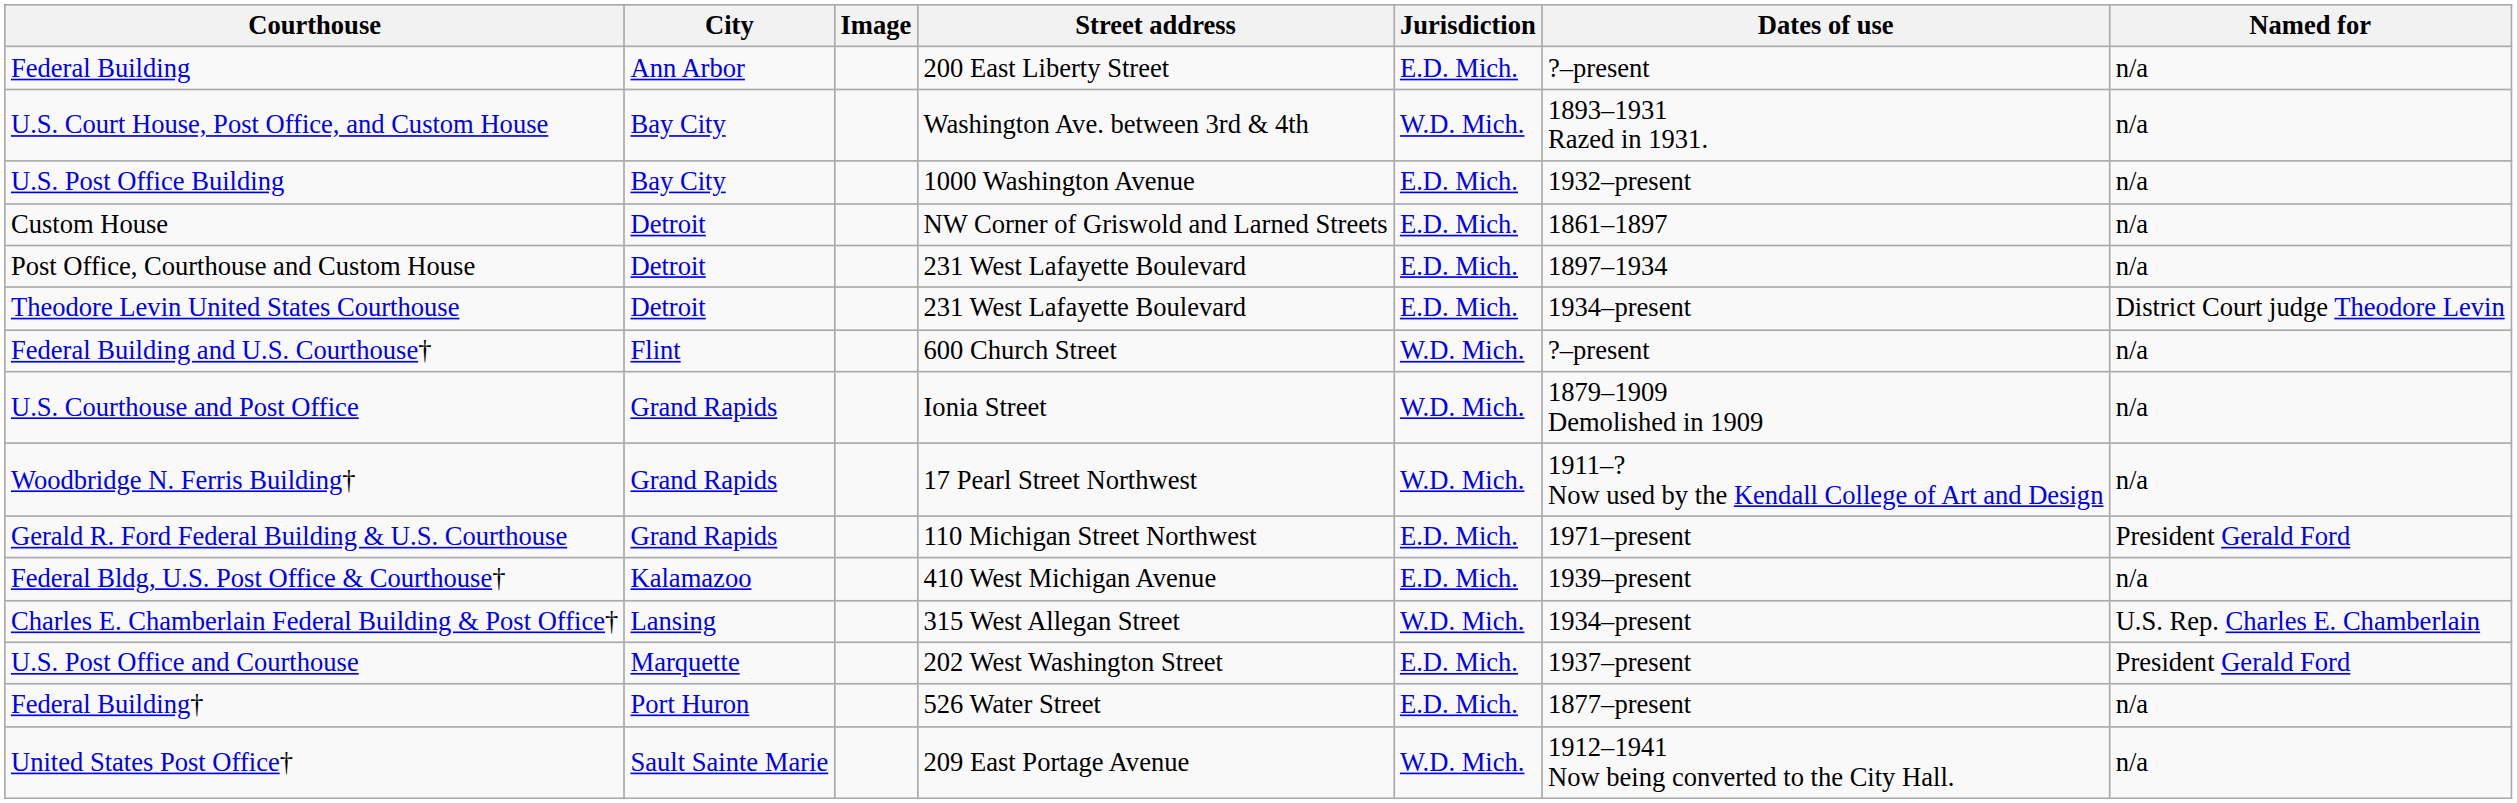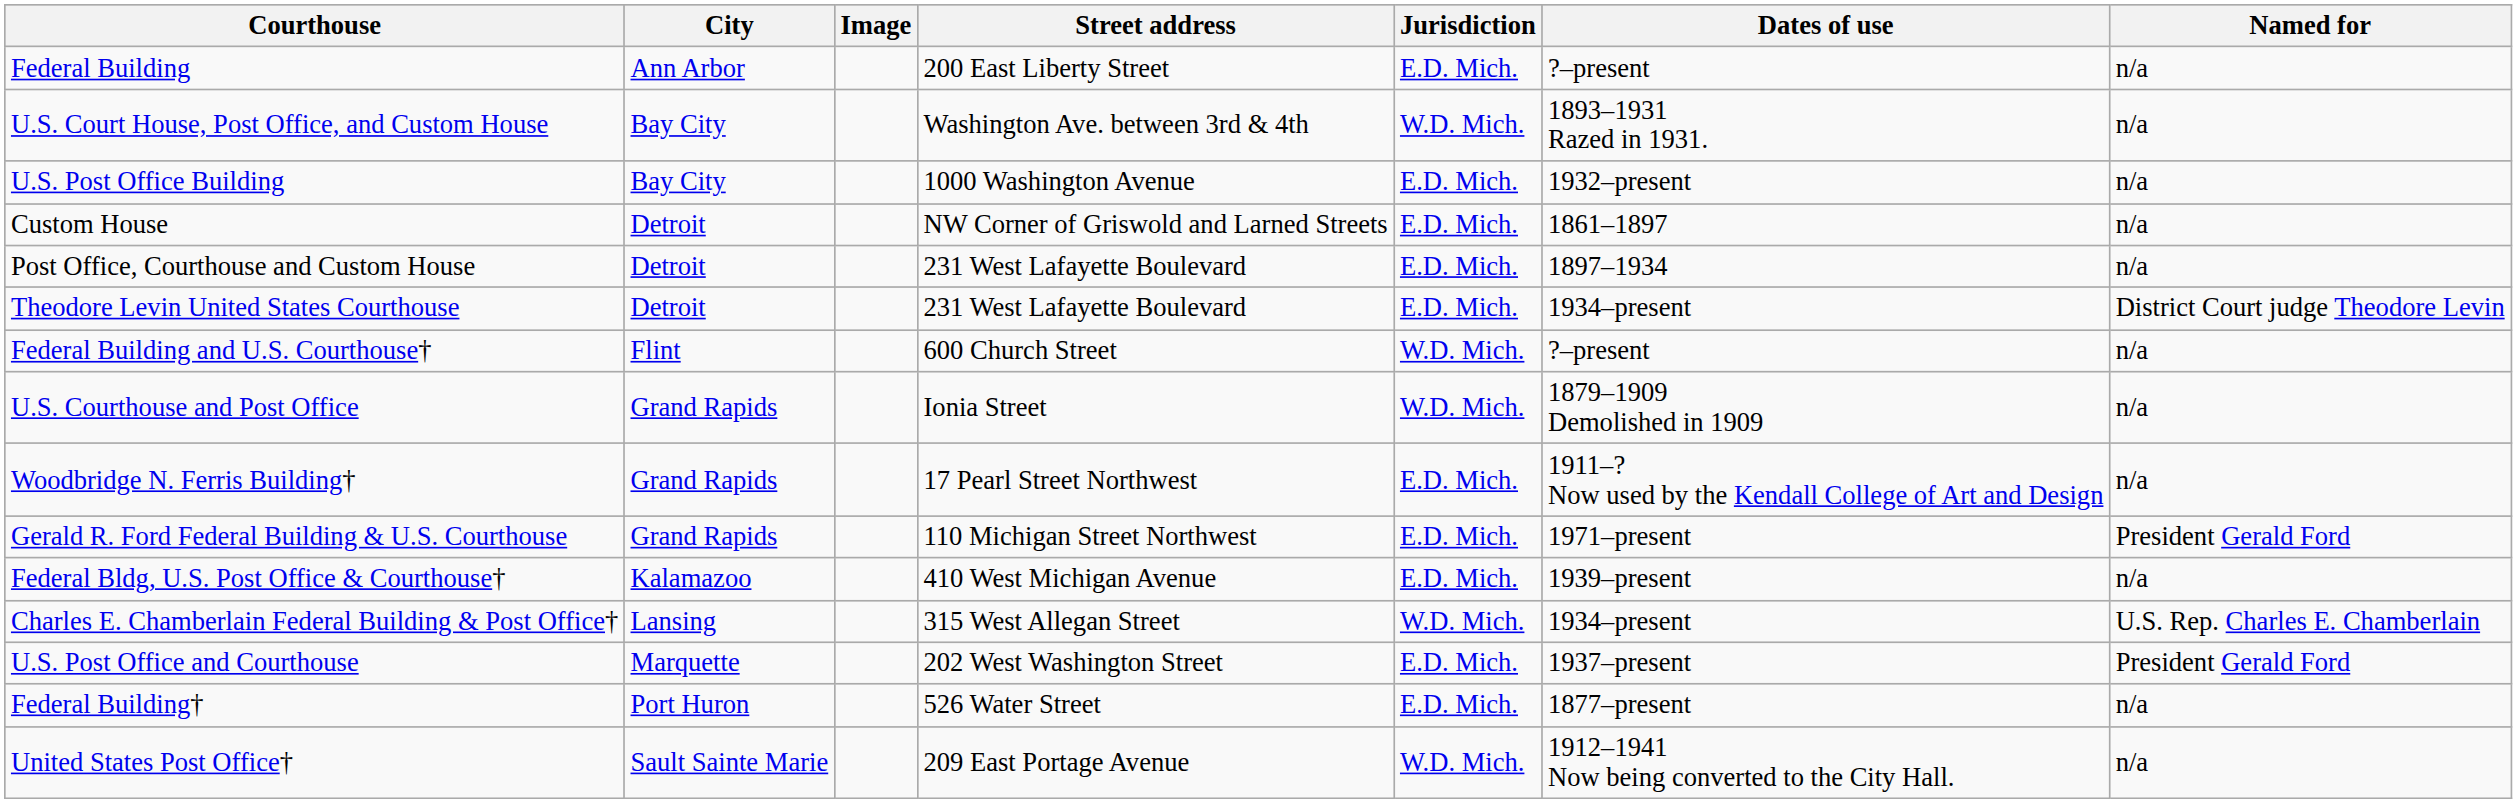(1462, 479) W.D. Mich. -> (1459, 479) E.D. Mich.
